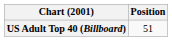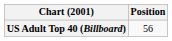(148, 28) 51 -> (148, 28) 56
